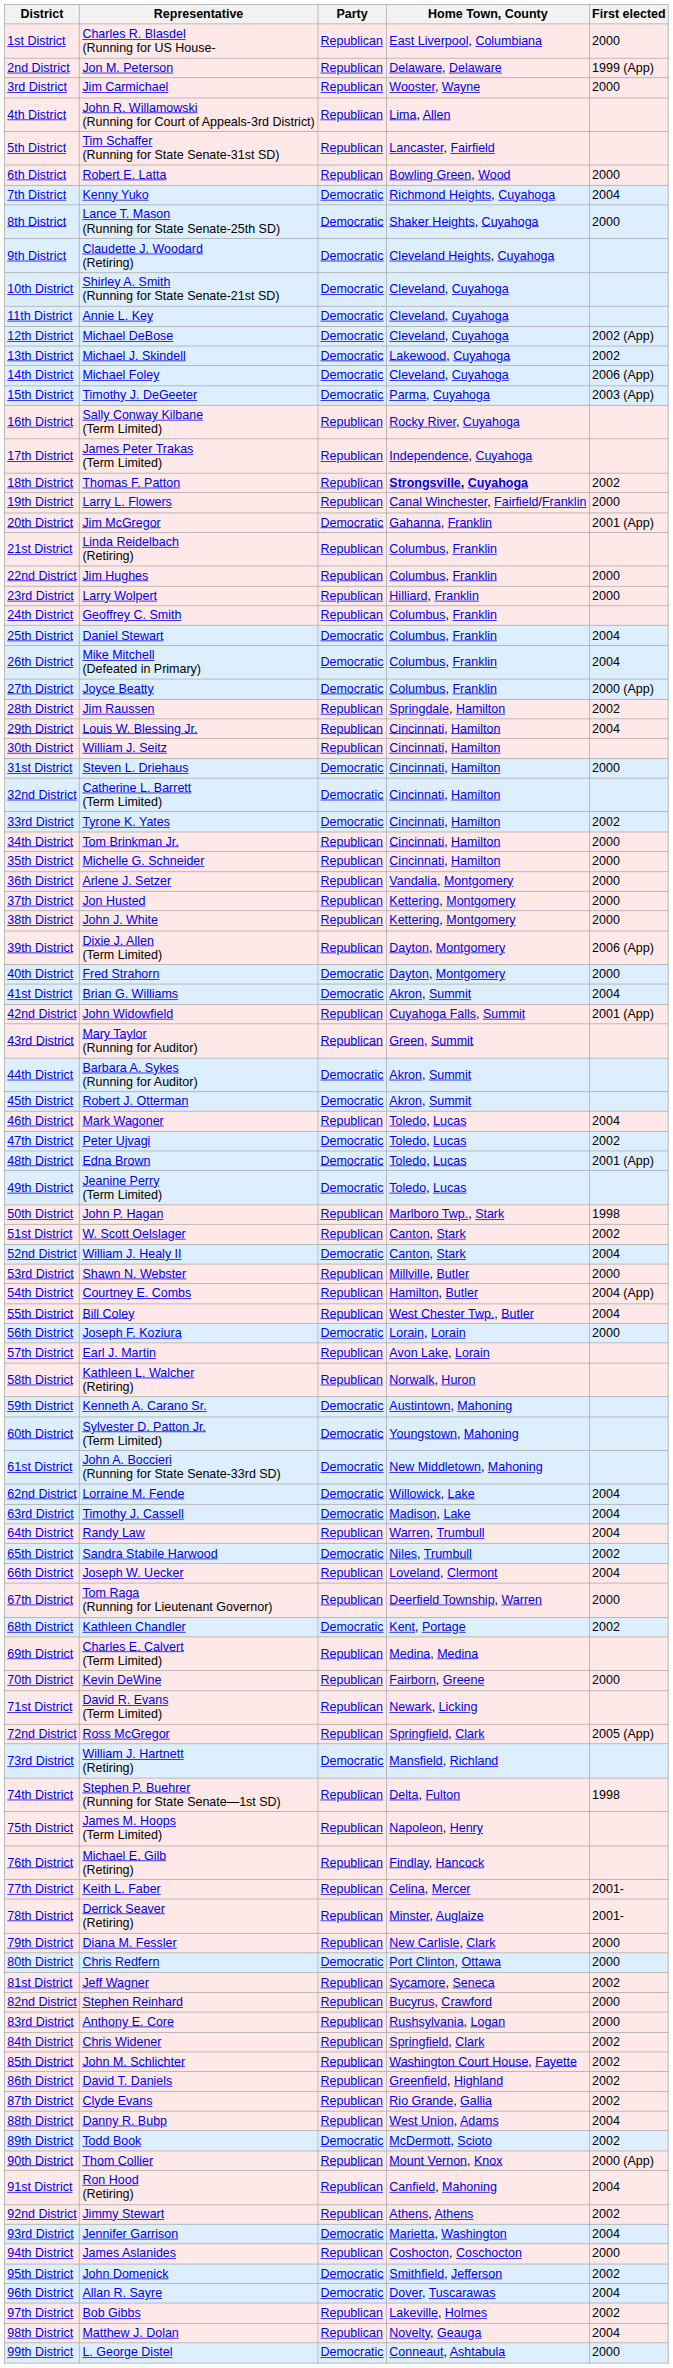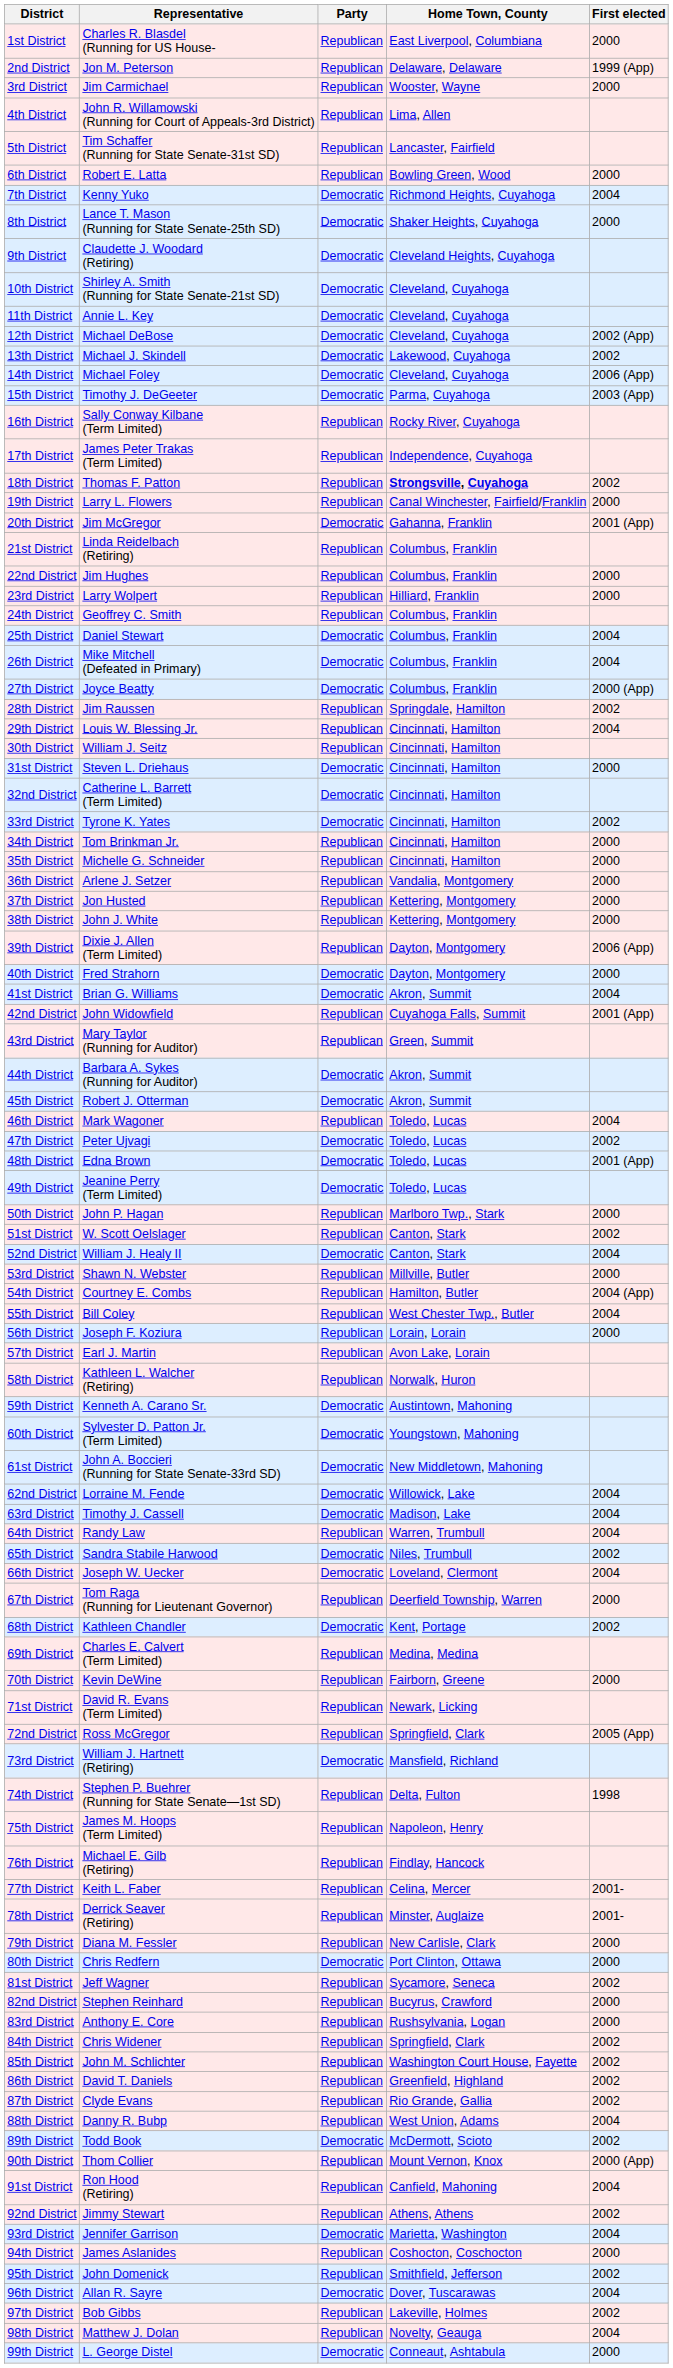(606, 1214) 1998 -> (606, 1214) 2000
(352, 1333) Democratic -> (352, 1333) Republican
(352, 1573) Republican -> (352, 1573) Democratic
(352, 2273) Democratic -> (352, 2273) Republican
